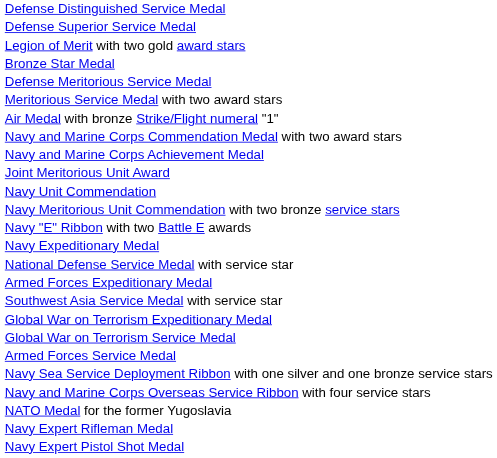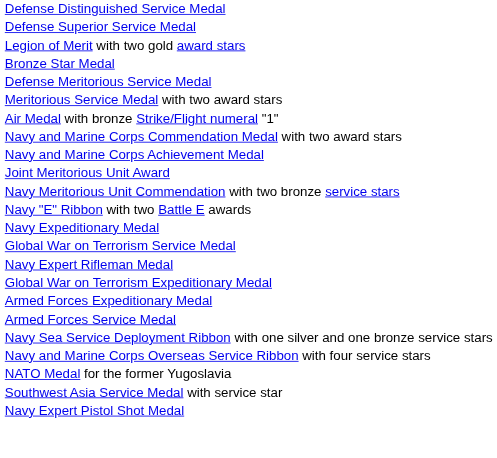- row: (80, 191)
- row: (149, 264)
rows swapped: (109, 282) <-> (120, 337)
rows swapped: (144, 301) <-> (89, 429)
